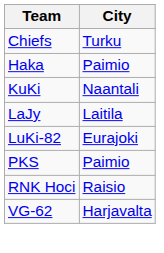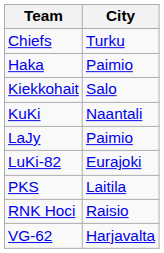+ row: (43, 89)
(103, 114) Laitila -> (109, 138) Paimio
(106, 162) Paimio -> (106, 187) Laitila
